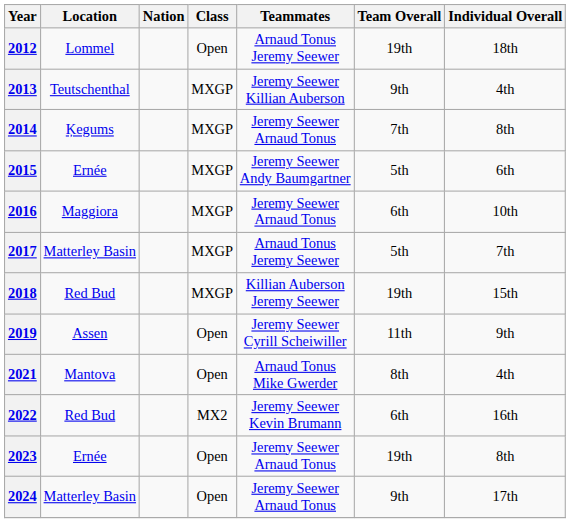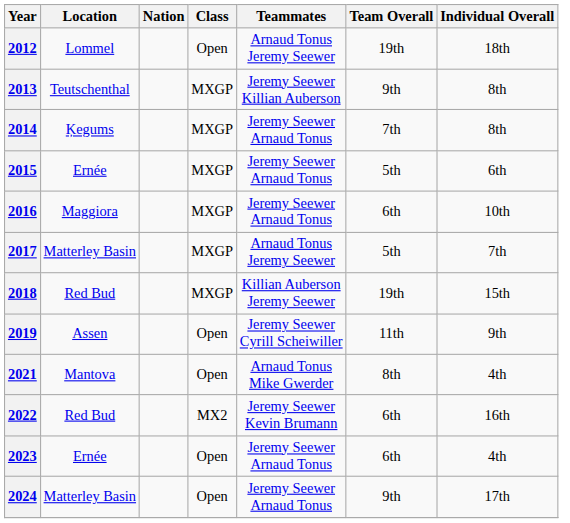(505, 88) 4th -> (497, 88) 8th
(295, 170) Jeremy Seewer Andy Baumgartner -> (291, 170) Jeremy Seewer Arnaud Tonus
(399, 455) 19th -> (391, 455) 6th
(505, 455) 8th -> (497, 455) 4th
